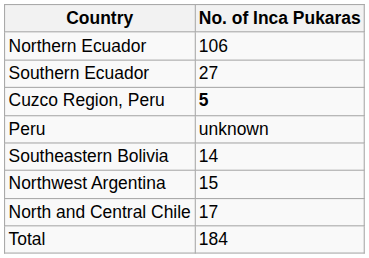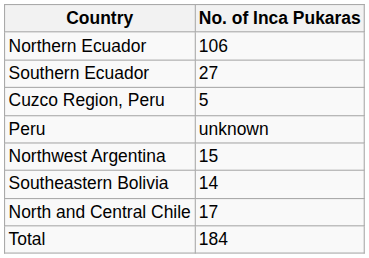(204, 101) bold -> (204, 101) normal
rows swapped: (89, 156) <-> (87, 184)
